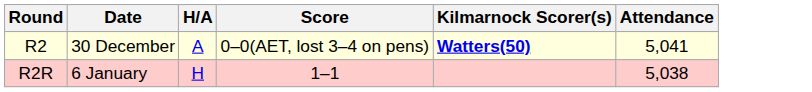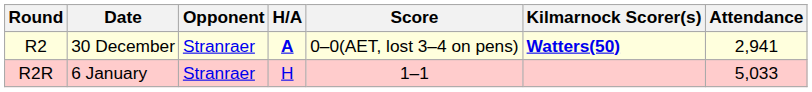+ column: (224, 18)
(198, 45) normal -> (287, 45) bold
(667, 45) 5,041 -> (756, 45) 2,941
(667, 73) 5,038 -> (756, 73) 5,033
